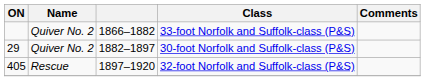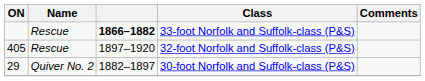(62, 31) Quiver No. 2 -> (50, 31) Rescue
(127, 31) normal -> (127, 31) bold
rows swapped: (257, 48) <-> (257, 66)
